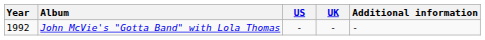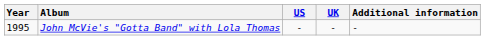(18, 28) 1992 -> (18, 28) 1995
